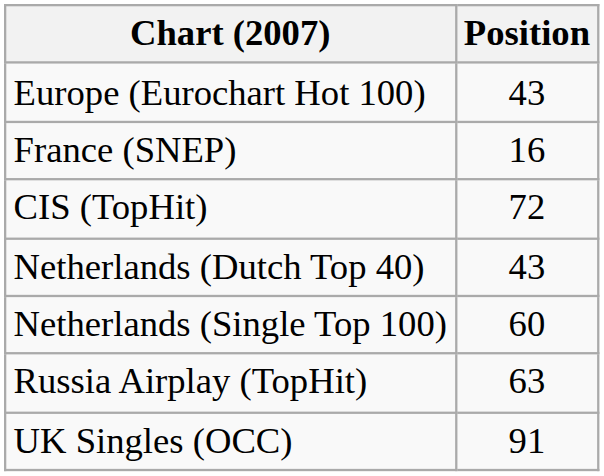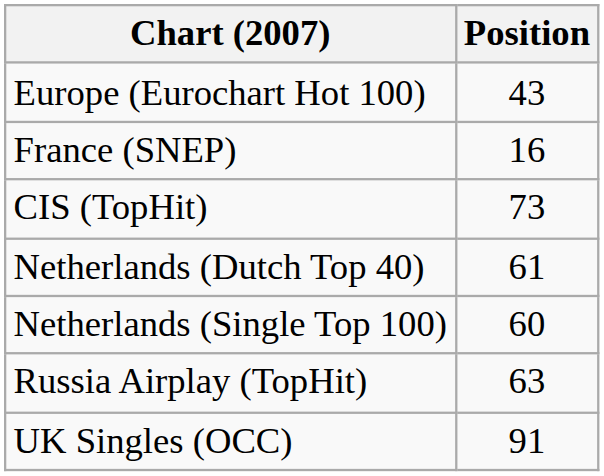(527, 207) 72 -> (527, 207) 73
(527, 265) 43 -> (527, 265) 61
